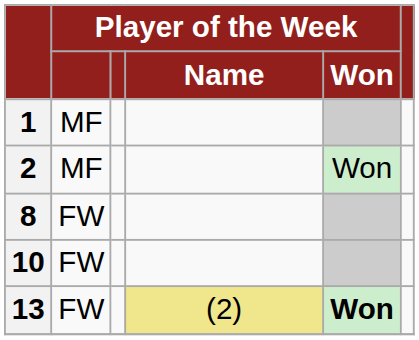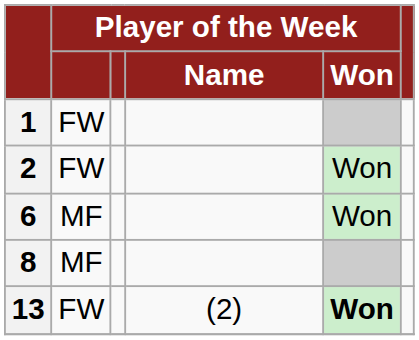(81, 121) MF -> (81, 121) FW
(81, 168) MF -> (81, 168) FW
+ row: (28, 215)
(81, 215) FW -> (81, 262) MF
- row: (28, 262)
(224, 309) khaki background -> (224, 309) no background
